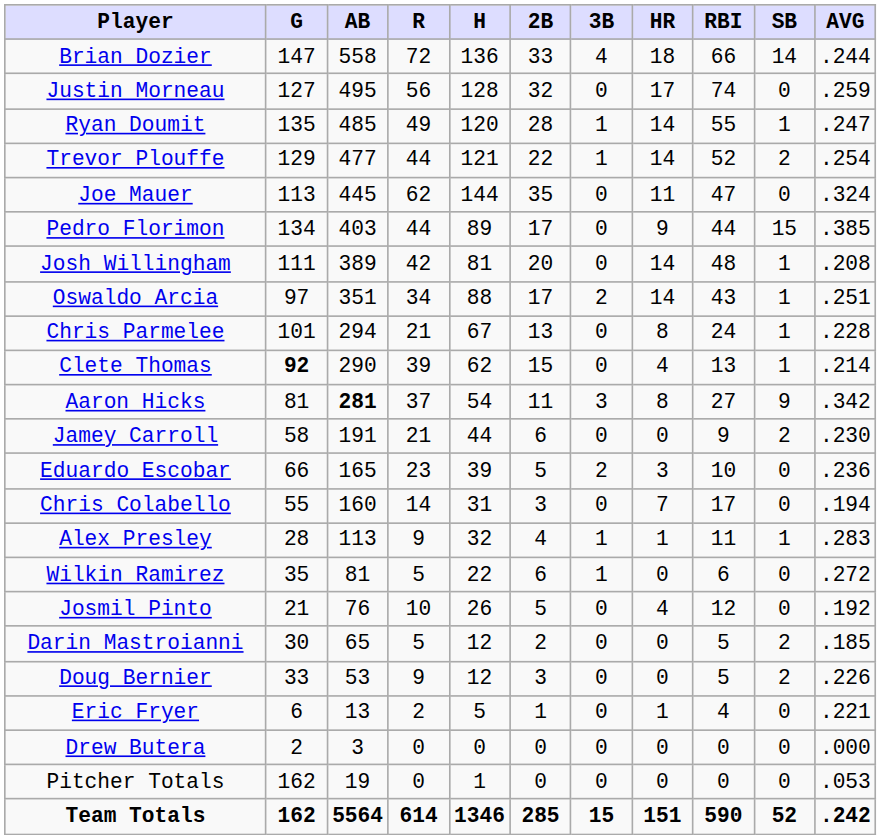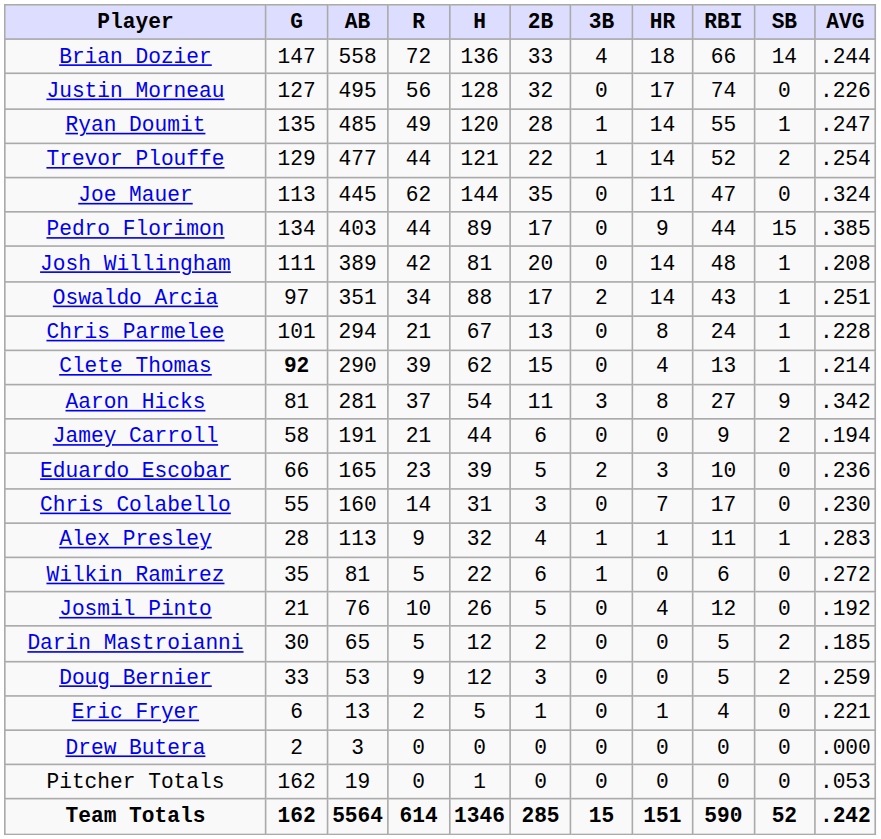(845, 91) .259 -> (845, 91) .226
(358, 402) bold -> (358, 402) normal
(845, 437) .230 -> (845, 437) .194
(845, 506) .194 -> (845, 506) .230
(845, 678) .226 -> (845, 678) .259
